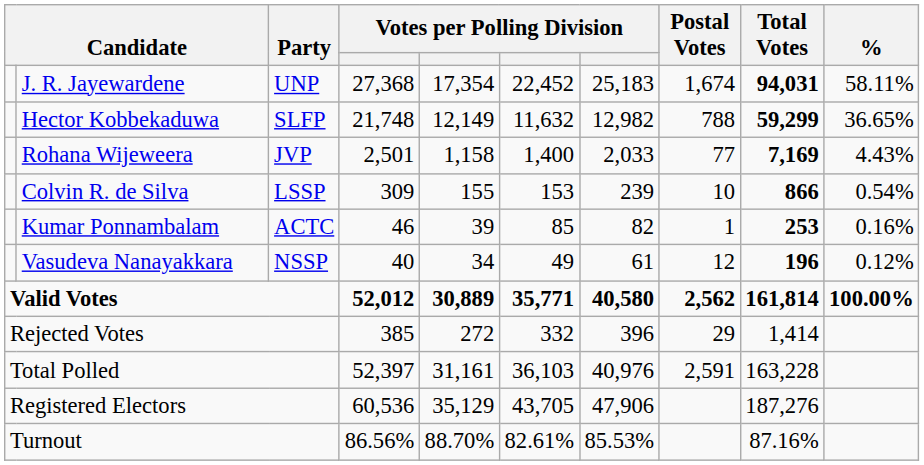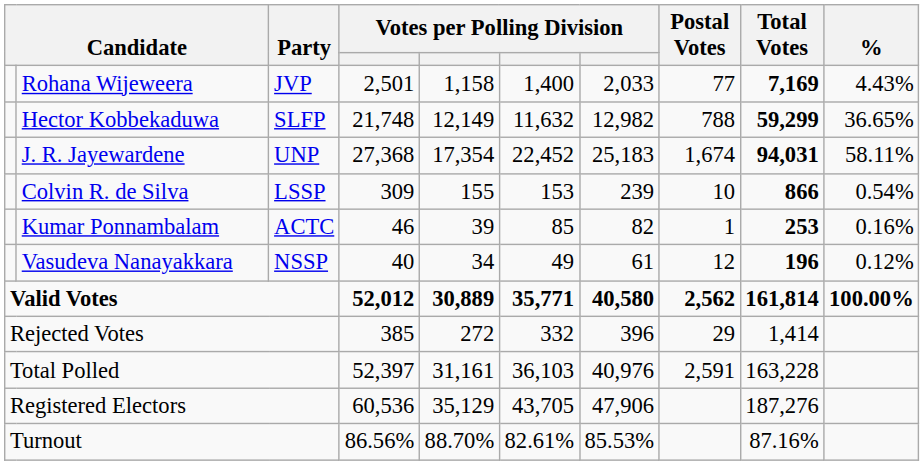rows swapped: (103, 83) <-> (107, 155)
